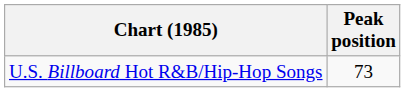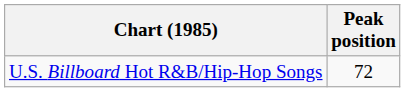(364, 71) 73 -> (364, 71) 72
